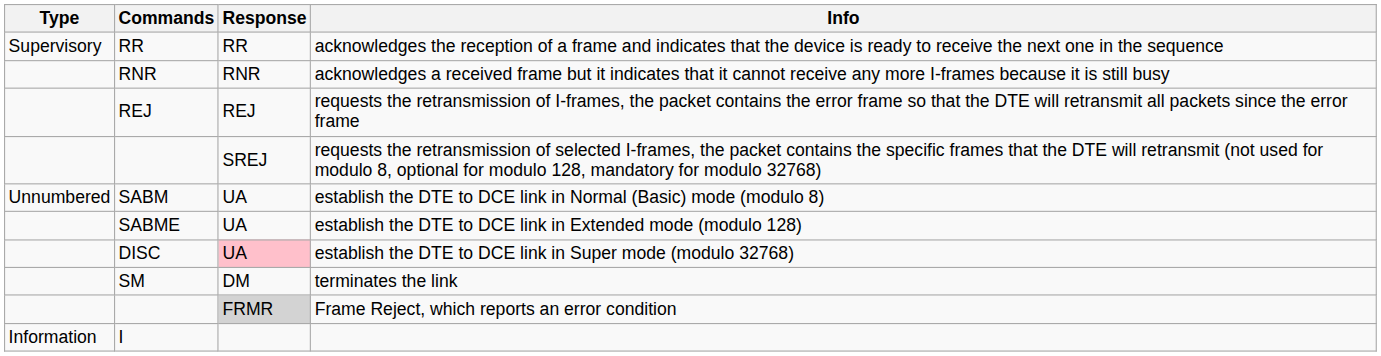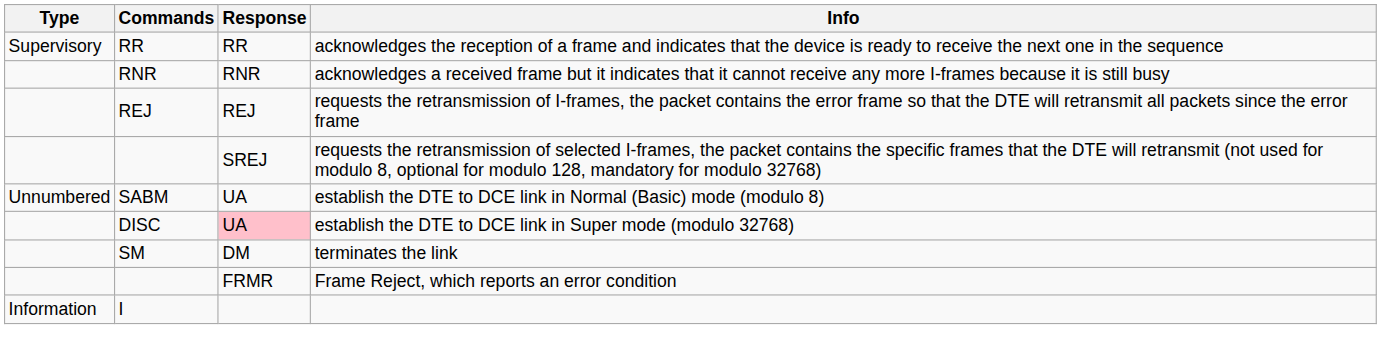- row: (558, 225)
(248, 309) lightgrey background -> (248, 281) no background
